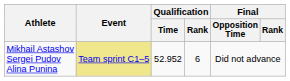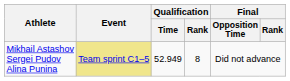(168, 59) 52.952 -> (168, 59) 52.949
(198, 59) 6 -> (198, 59) 8
